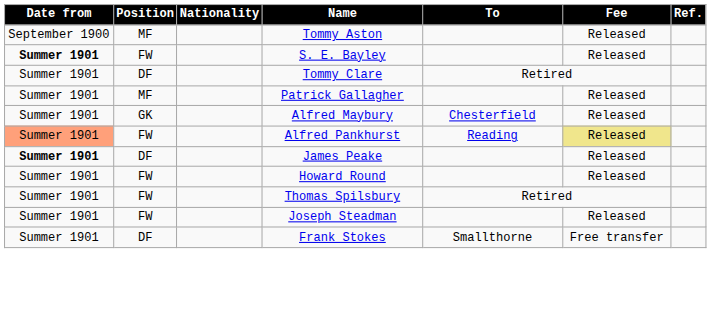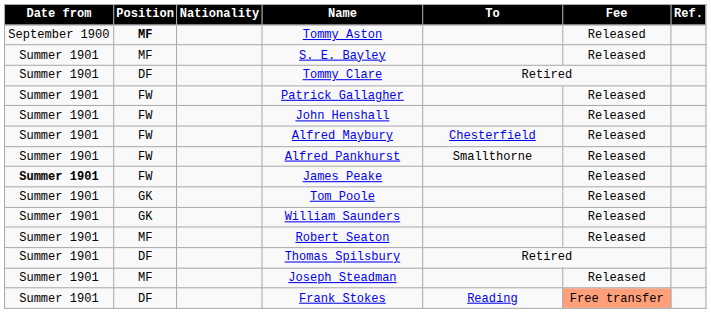(145, 35) normal -> (145, 35) bold
(59, 55) bold -> (59, 55) normal
(145, 55) FW -> (145, 55) MF
(145, 95) MF -> (145, 95) FW
+ row: (342, 116)
(145, 116) GK -> (145, 136) FW
(59, 136) lightsalmon background -> (59, 156) no background
(492, 136) Reading -> (492, 156) Smallthorne
(617, 136) khaki background -> (617, 156) no background
(145, 156) DF -> (145, 176) FW
+ row: (342, 197)
- row: (342, 176)
+ row: (342, 217)
+ row: (342, 237)
(145, 197) FW -> (145, 257) DF
(145, 217) FW -> (145, 278) MF
(492, 237) Smallthorne -> (492, 298) Reading
(617, 237) no background -> (617, 298) lightsalmon background
